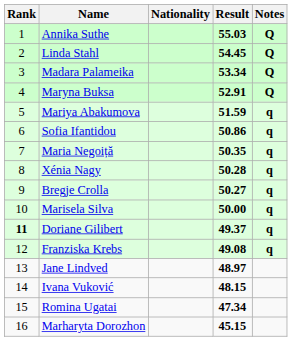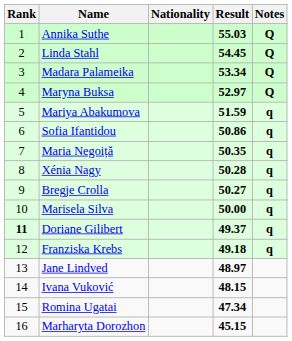(232, 92) 52.91 -> (232, 92) 52.97
(232, 248) 49.08 -> (232, 248) 49.18
